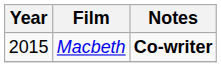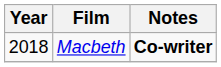(29, 47) 2015 -> (29, 47) 2018
